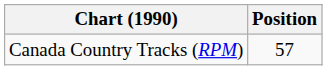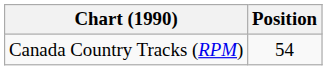(285, 49) 57 -> (285, 49) 54
